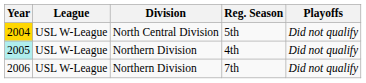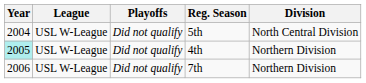columns swapped: (166, 13) <-> (323, 13)
(19, 31) gold background -> (19, 31) no background
